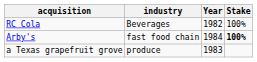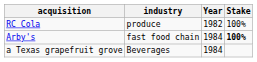(148, 24) Beverages -> (144, 24) produce
(144, 50) produce -> (148, 50) Beverages
(213, 50) 1983 -> (213, 50) 1984
